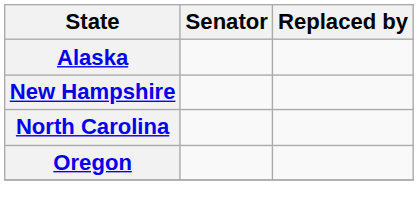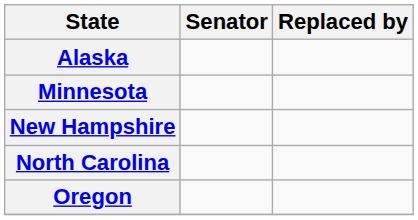+ row: (93, 92)
